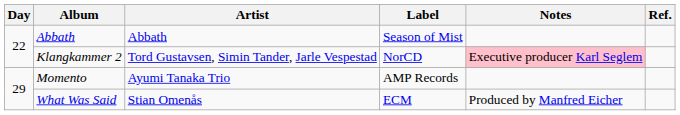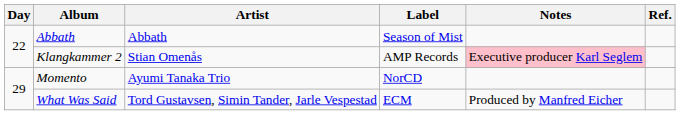(252, 57) Tord Gustavsen, Simin Tander, Jarle Vespestad -> (165, 57) Stian Omenås
(403, 57) NorCD -> (421, 57) AMP Records
(421, 78) AMP Records -> (403, 78) NorCD
(165, 99) Stian Omenås -> (252, 99) Tord Gustavsen, Simin Tander, Jarle Vespestad
